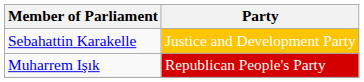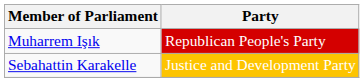rows swapped: (72, 41) <-> (54, 65)
